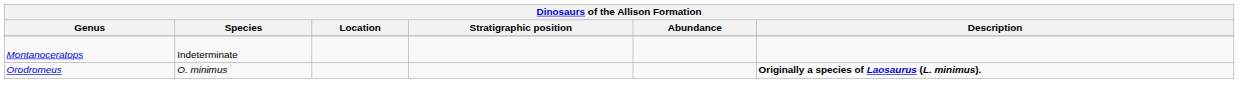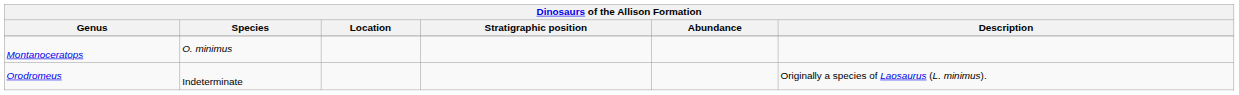(208, 54) Indeterminate -> (207, 49) O. minimus
(202, 70) O. minimus -> (212, 81) Indeterminate
(870, 70) bold -> (884, 76) normal
